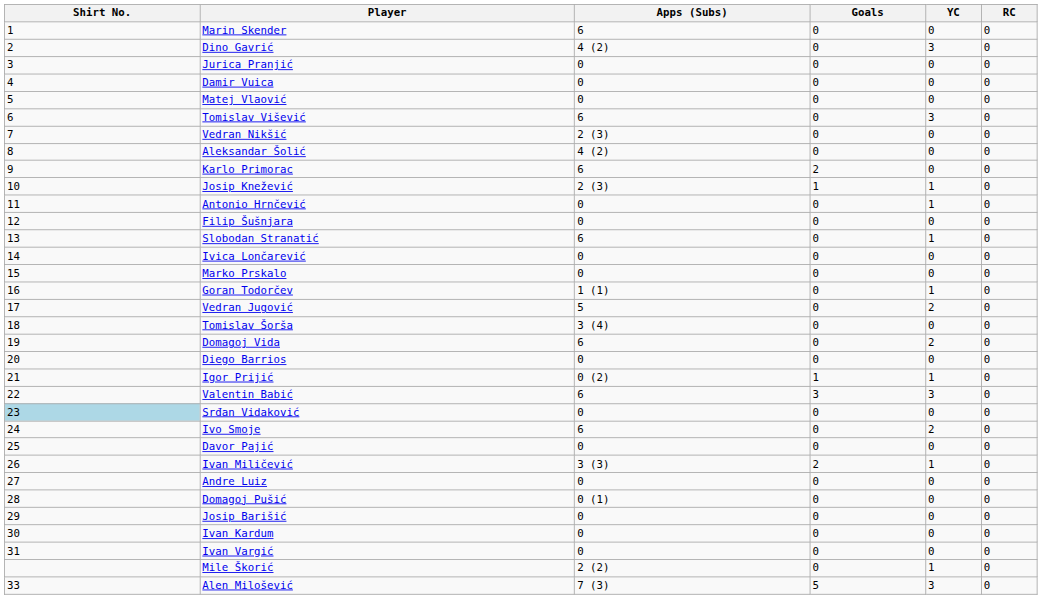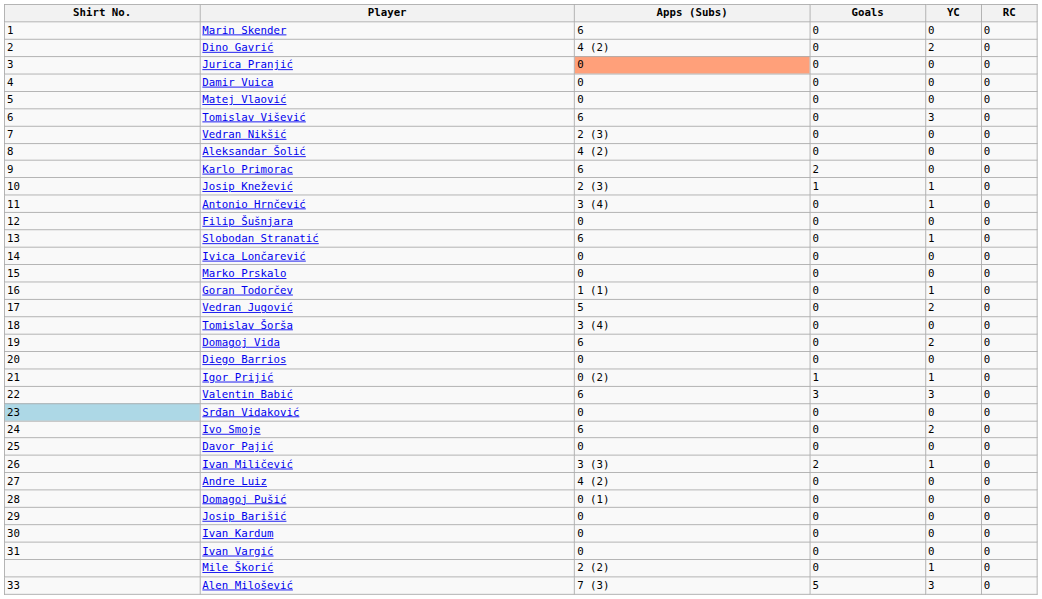(931, 48) 3 -> (931, 48) 2
(580, 65) no background -> (580, 65) lightsalmon background
(580, 204) 0 -> (593, 204) 3 (4)
(580, 482) 0 -> (593, 482) 4 (2)
